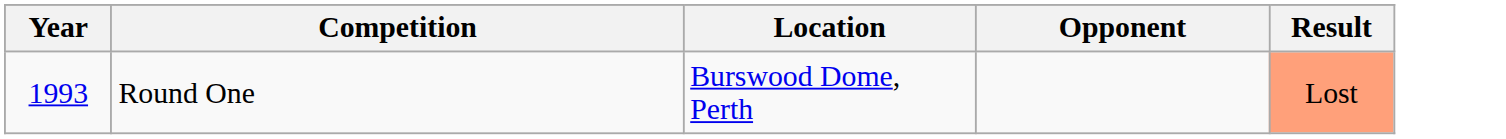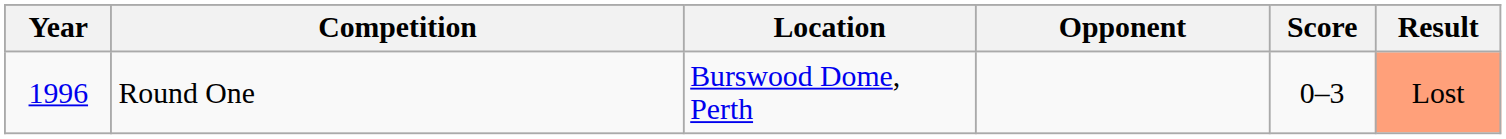+ column: (1322, 28)
(58, 92) 1993 -> (58, 92) 1996
